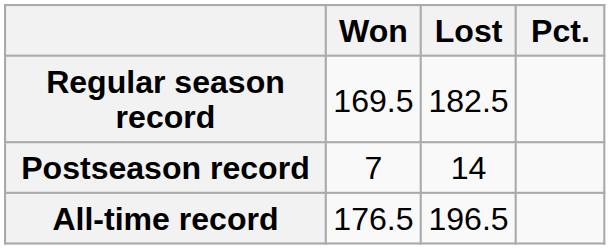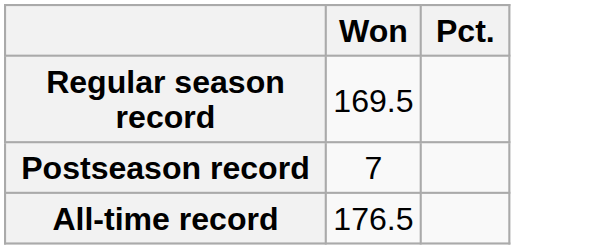- column: (469, 31)
